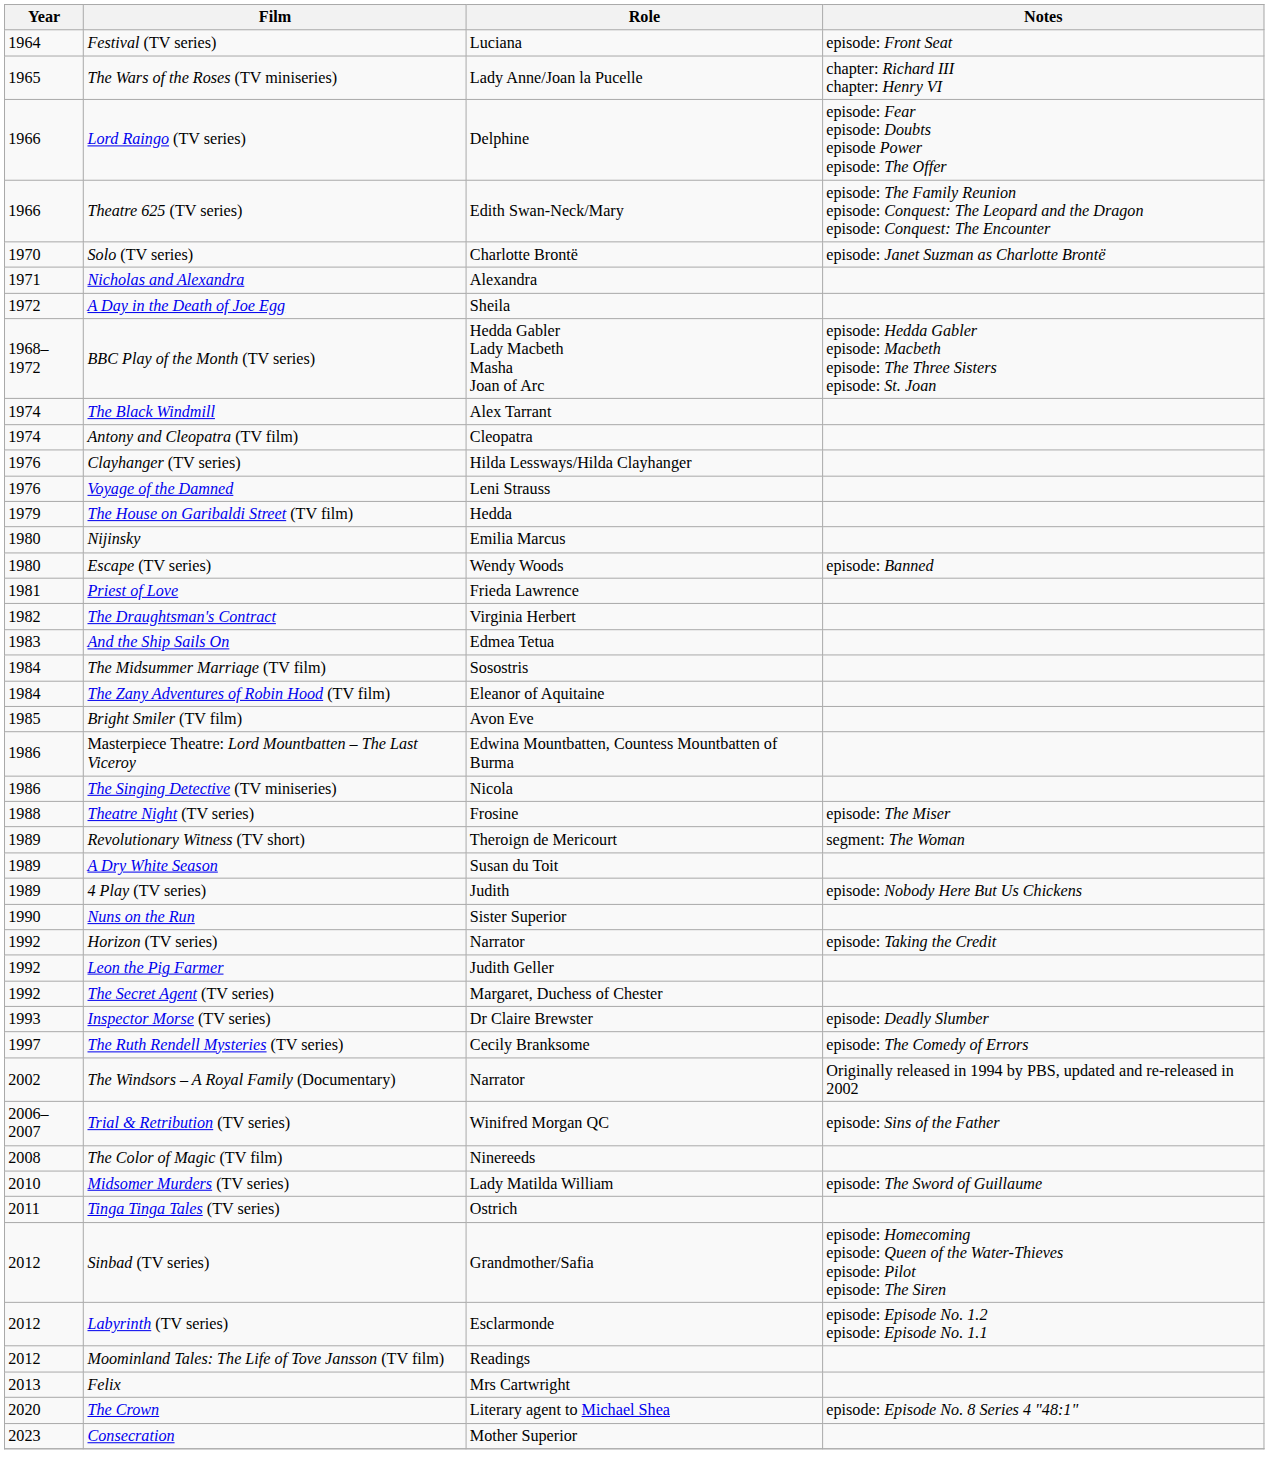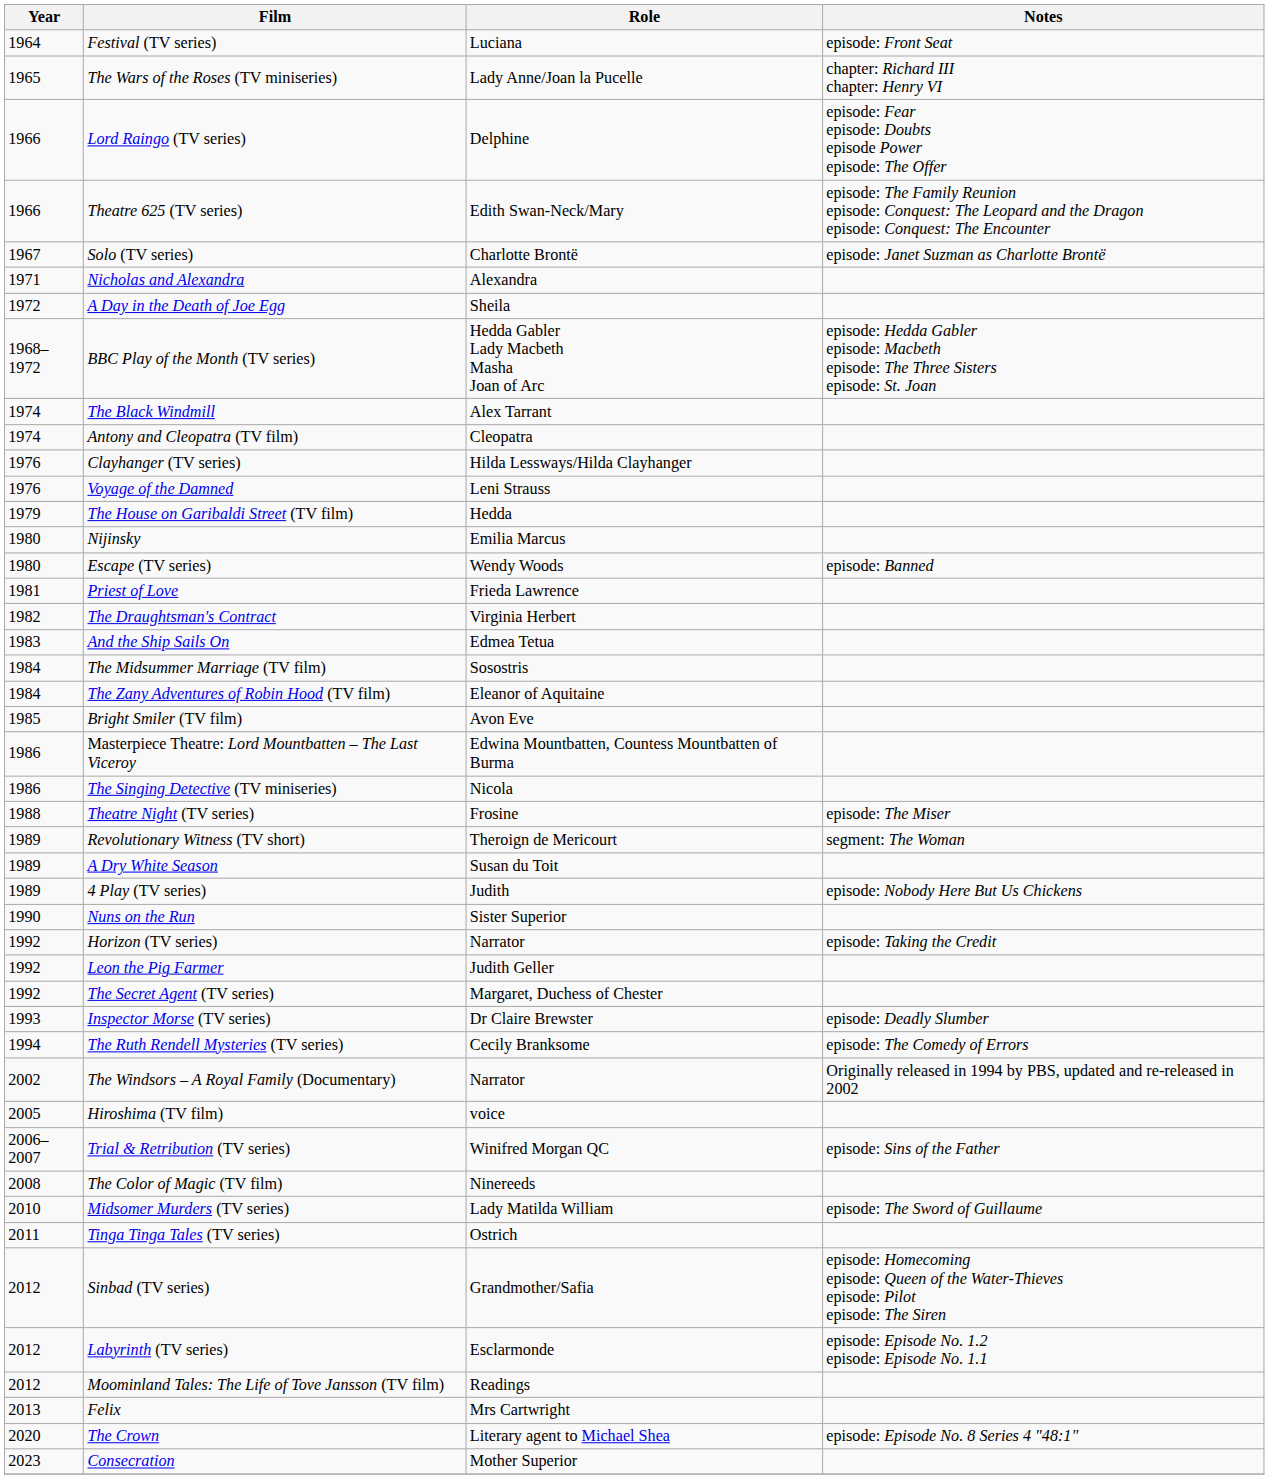(24, 254) 1970 -> (24, 254) 1967
(24, 1044) 1997 -> (24, 1044) 1994
+ row: (155, 1114)
